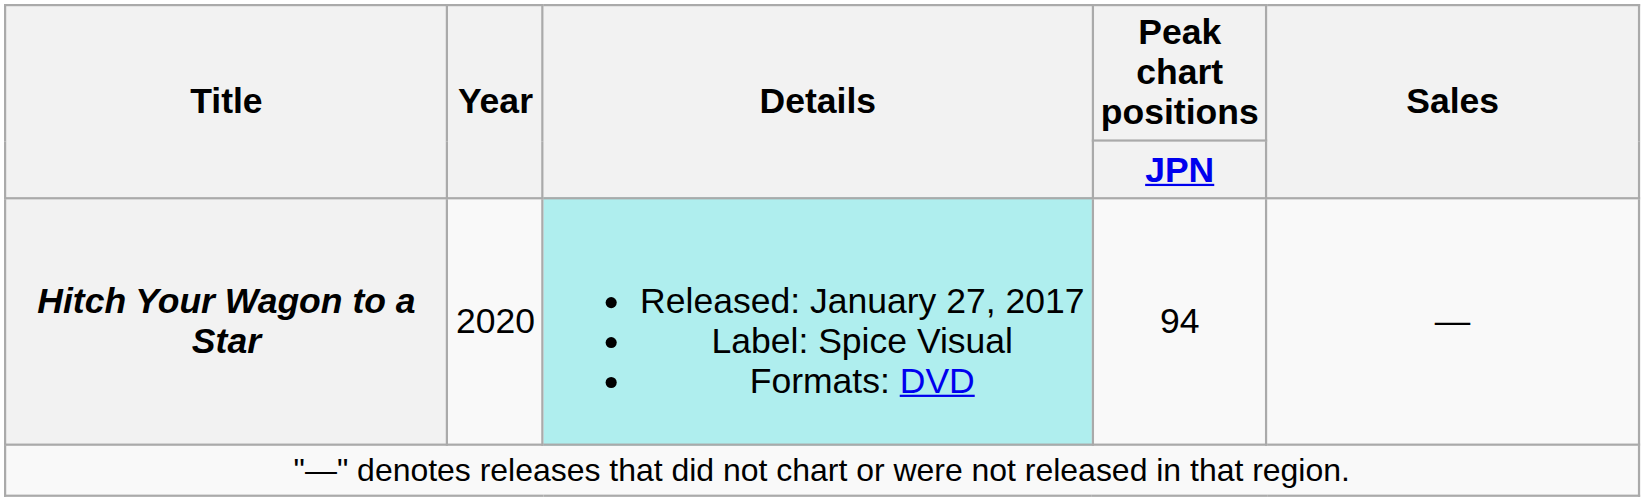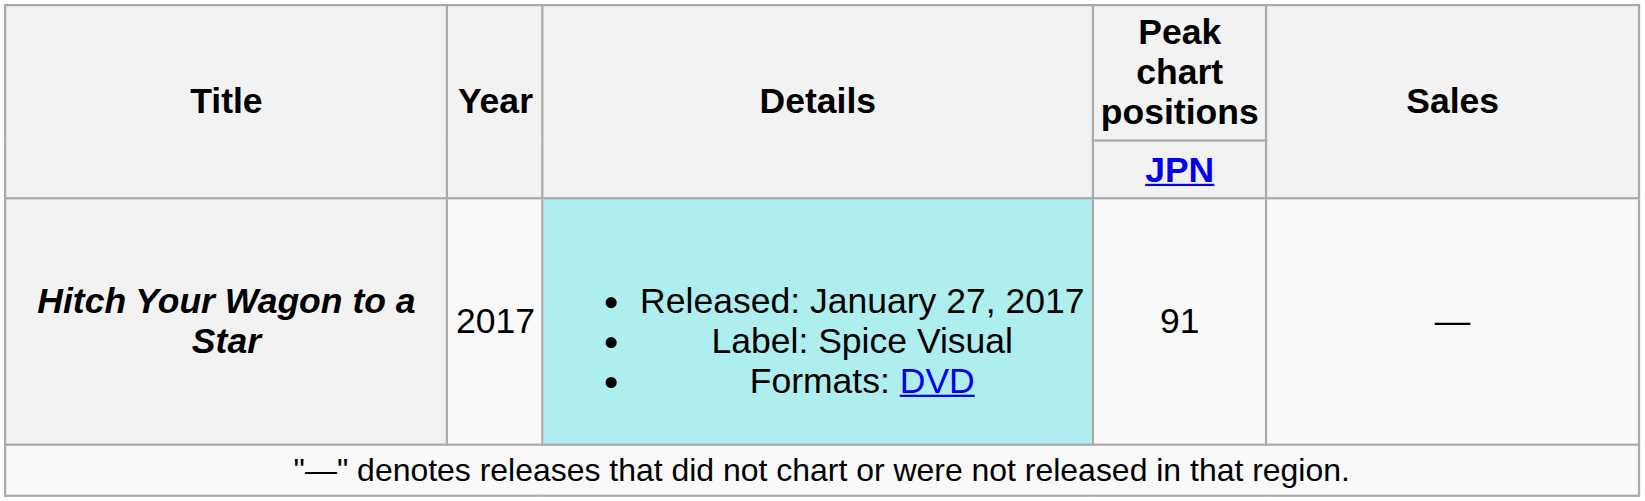(495, 320) 2020 -> (495, 320) 2017
(1180, 320) 94 -> (1180, 320) 91
